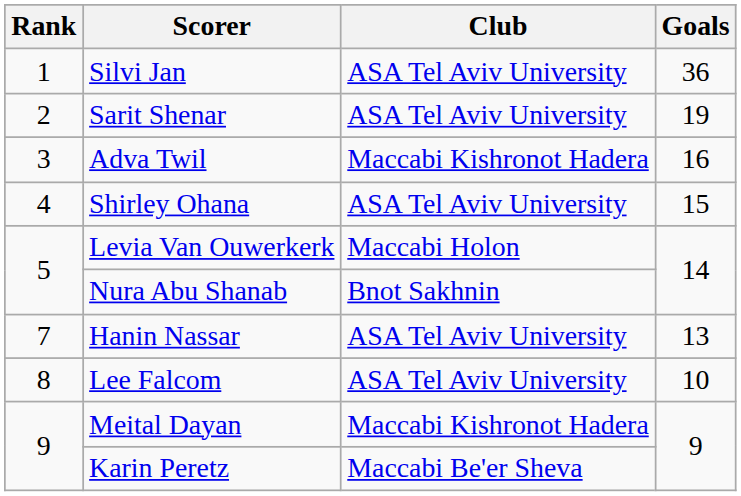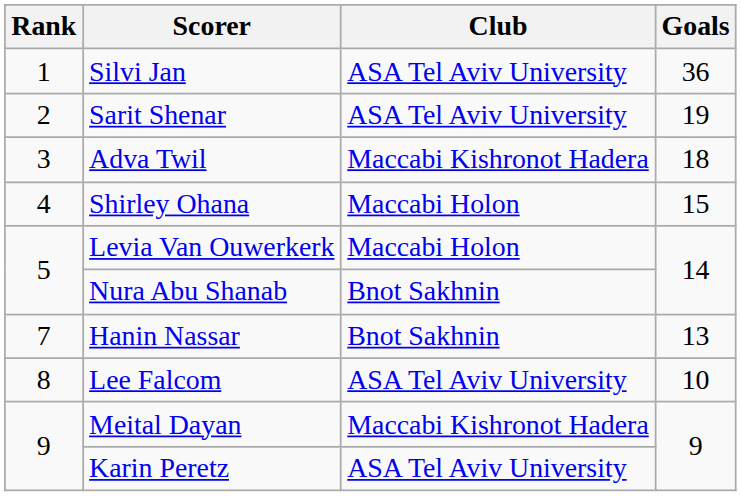(696, 159) 16 -> (696, 159) 18
(487, 203) ASA Tel Aviv University -> (433, 203) Maccabi Holon
(487, 335) ASA Tel Aviv University -> (423, 335) Bnot Sakhnin
(465, 468) Maccabi Be'er Sheva -> (487, 468) ASA Tel Aviv University
